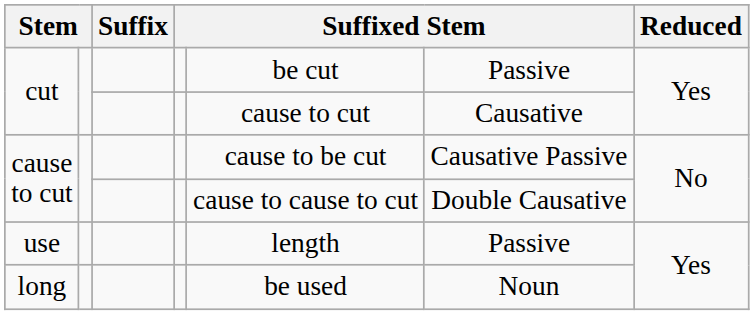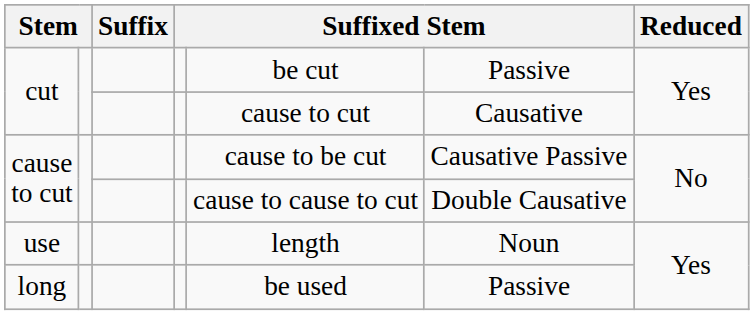(529, 243) Passive -> (529, 243) Noun
(529, 286) Noun -> (529, 286) Passive
